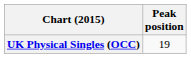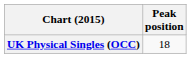(164, 44) 19 -> (164, 44) 18
